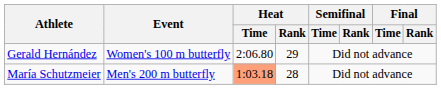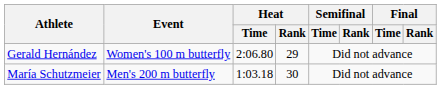(255, 74) lightsalmon background -> (255, 74) no background
(292, 74) 28 -> (292, 74) 30
